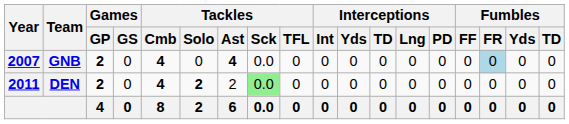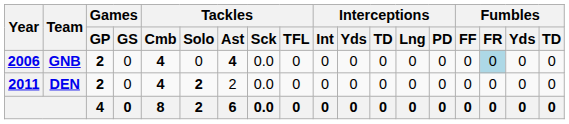(24, 61) 2007 -> (24, 61) 2006
(264, 84) lightgreen background -> (264, 84) no background
